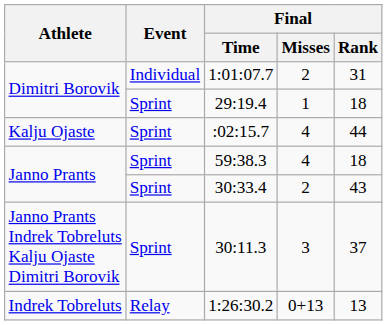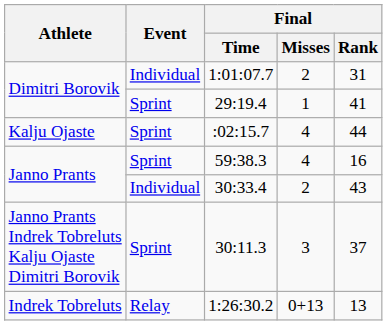(358, 103) 18 -> (358, 103) 41
(358, 160) 18 -> (358, 160) 16
(151, 188) Sprint -> (165, 188) Individual
